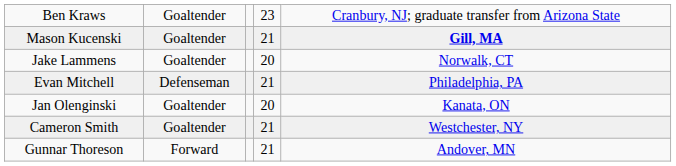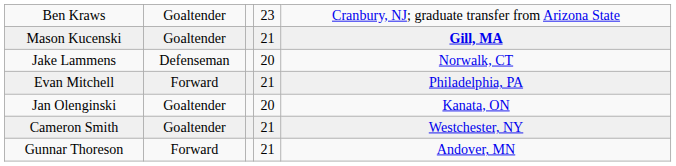(194, 60) Goaltender -> (194, 60) Defenseman
(194, 82) Defenseman -> (194, 82) Forward
